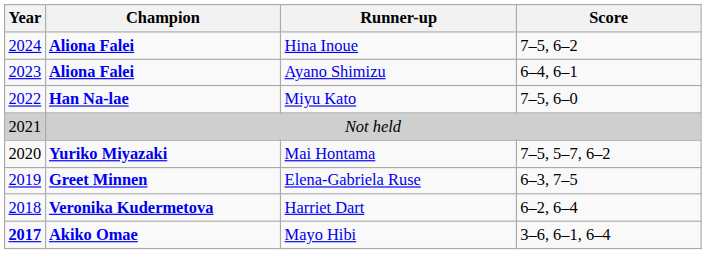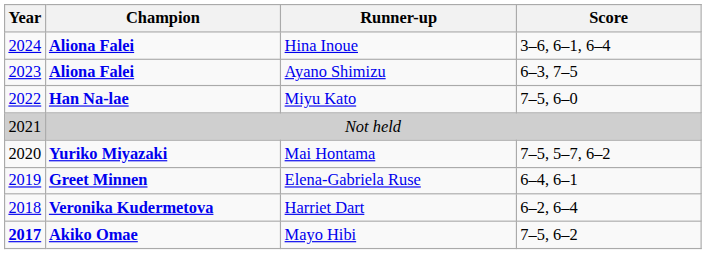(549, 45) 7–5, 6–2 -> (565, 45) 3–6, 6–1, 6–4
(549, 72) 6–4, 6–1 -> (549, 72) 6–3, 7–5
(549, 180) 6–3, 7–5 -> (549, 180) 6–4, 6–1
(565, 235) 3–6, 6–1, 6–4 -> (549, 235) 7–5, 6–2
